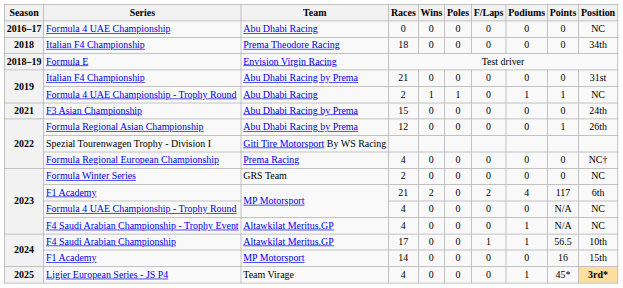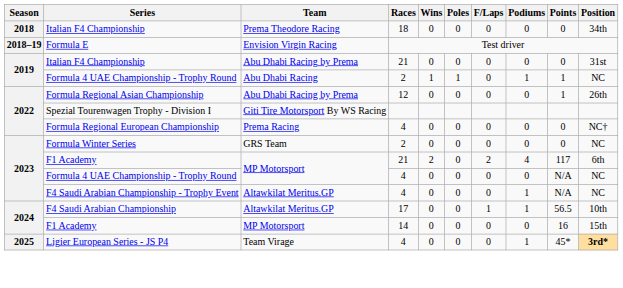- row: (24, 29)
- row: (24, 111)
